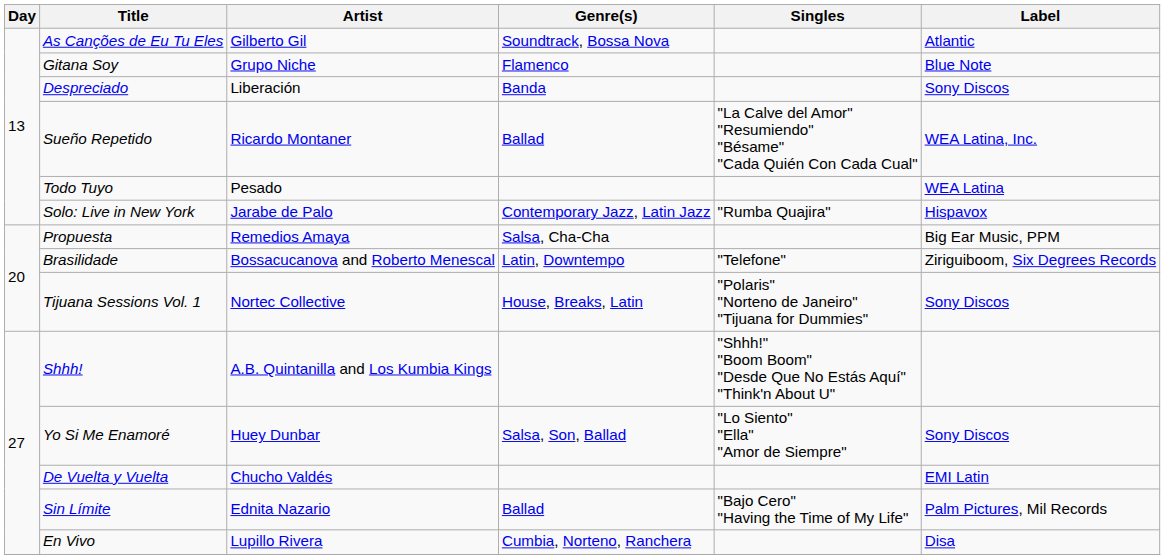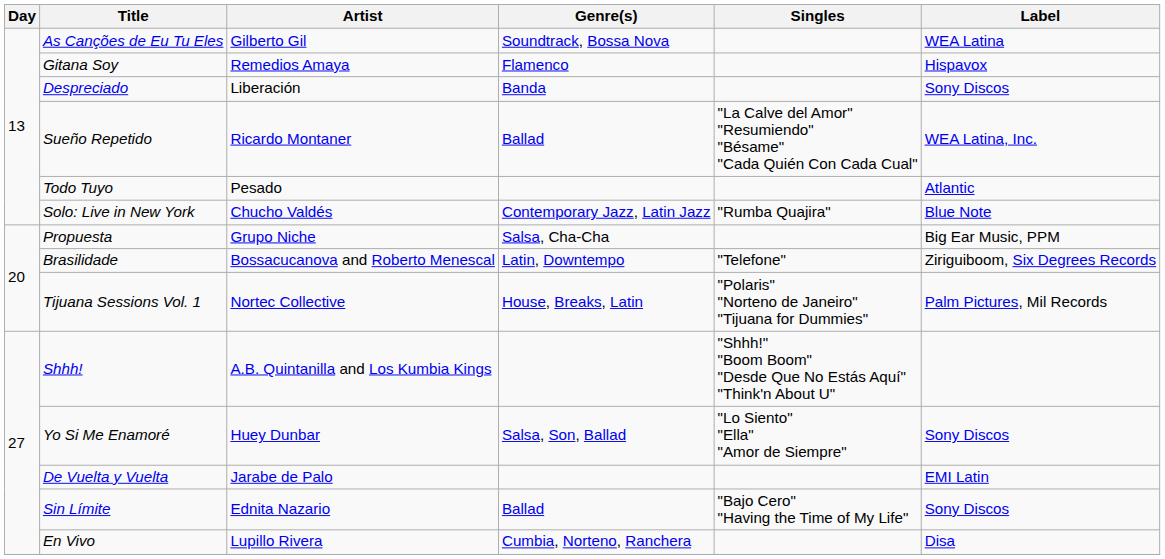(950, 40) Atlantic -> (964, 40) WEA Latina
(273, 64) Grupo Niche -> (290, 64) Remedios Amaya
(958, 64) Blue Note -> (956, 64) Hispavox
(964, 188) WEA Latina -> (950, 188) Atlantic
(282, 212) Jarabe de Palo -> (281, 212) Chucho Valdés
(956, 212) Hispavox -> (958, 212) Blue Note
(290, 236) Remedios Amaya -> (273, 236) Grupo Niche
(967, 301) Sony Discos -> (1016, 301) Palm Pictures, Mil Records
(281, 476) Chucho Valdés -> (282, 476) Jarabe de Palo
(1016, 509) Palm Pictures, Mil Records -> (967, 509) Sony Discos
